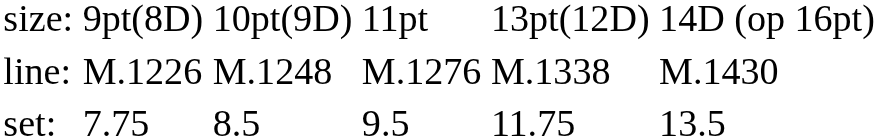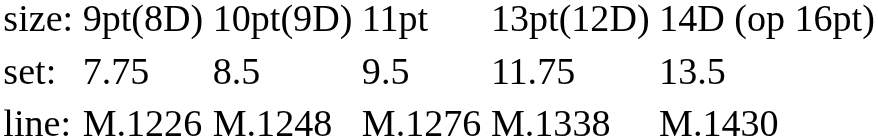rows swapped: (30, 123) <-> (37, 71)
